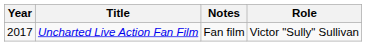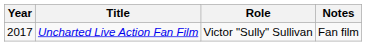columns swapped: (304, 13) <-> (224, 13)
